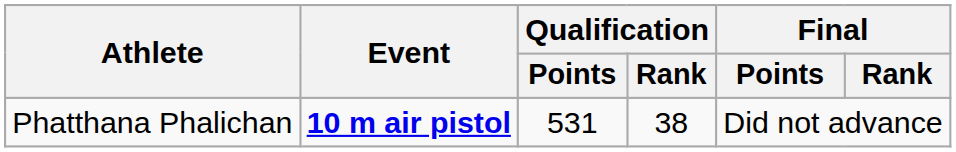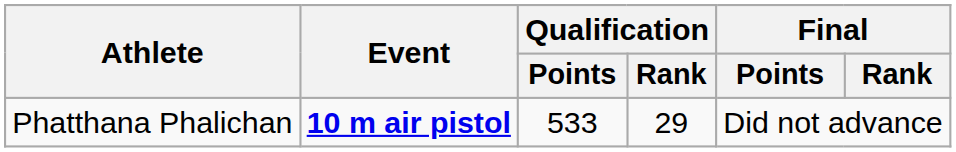(572, 123) 531 -> (572, 123) 533
(671, 123) 38 -> (671, 123) 29
